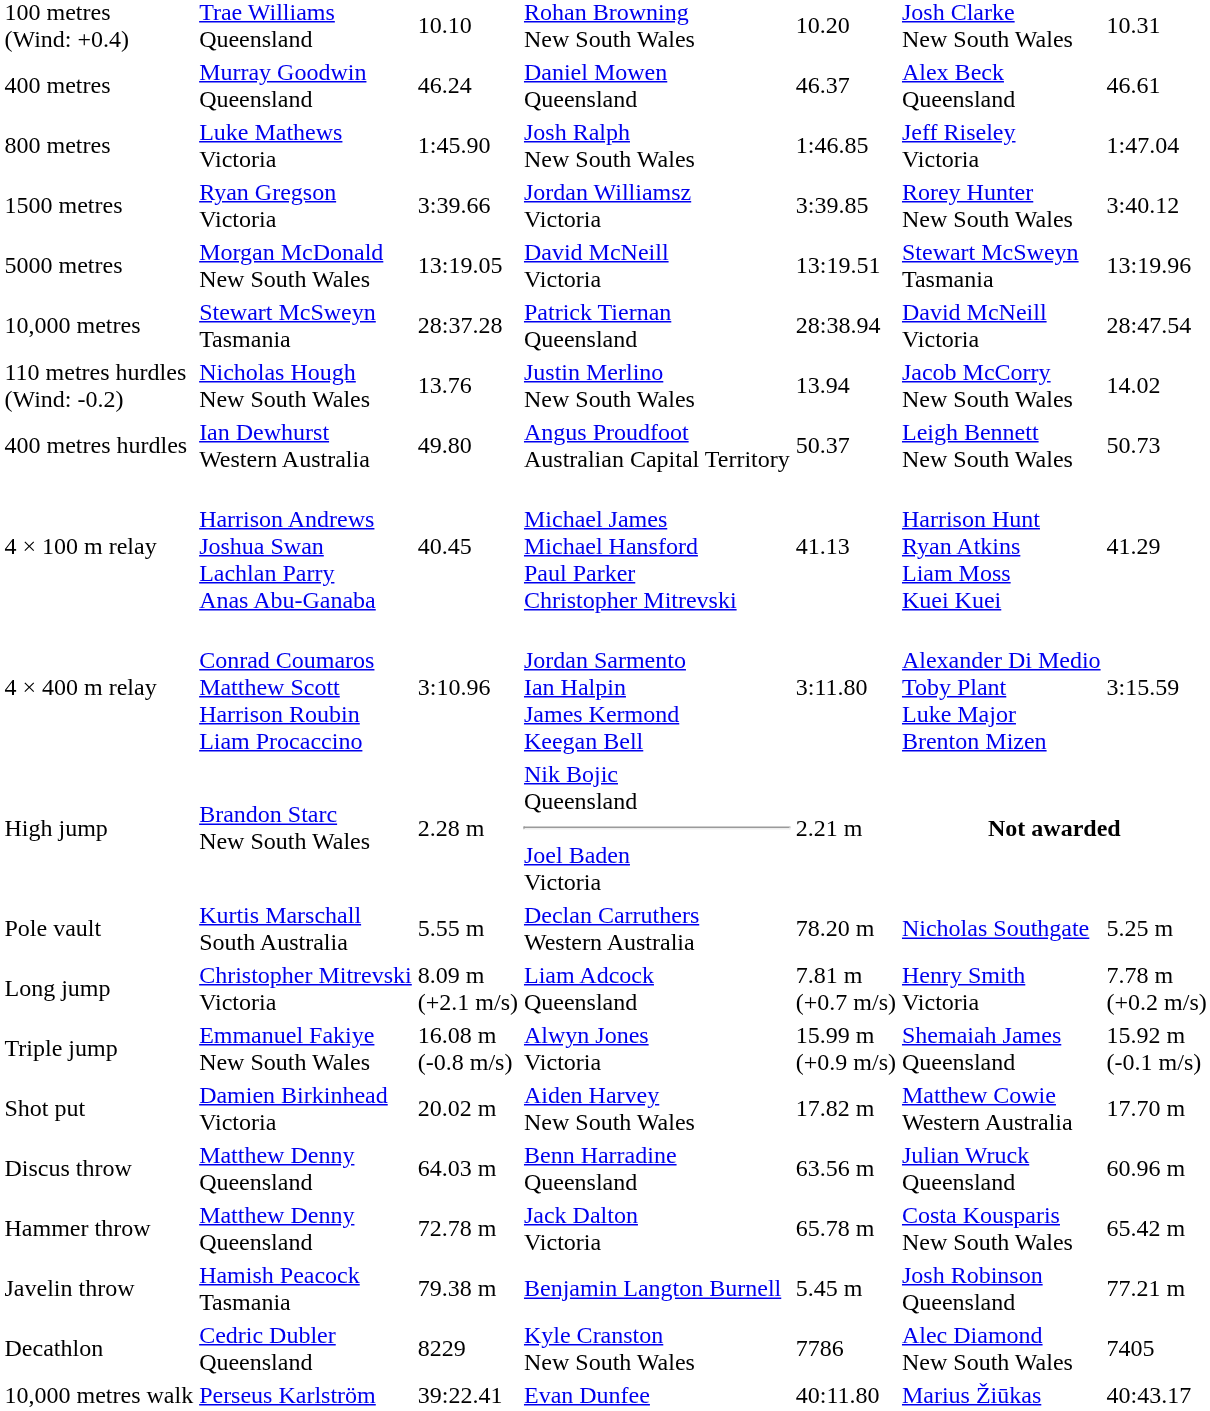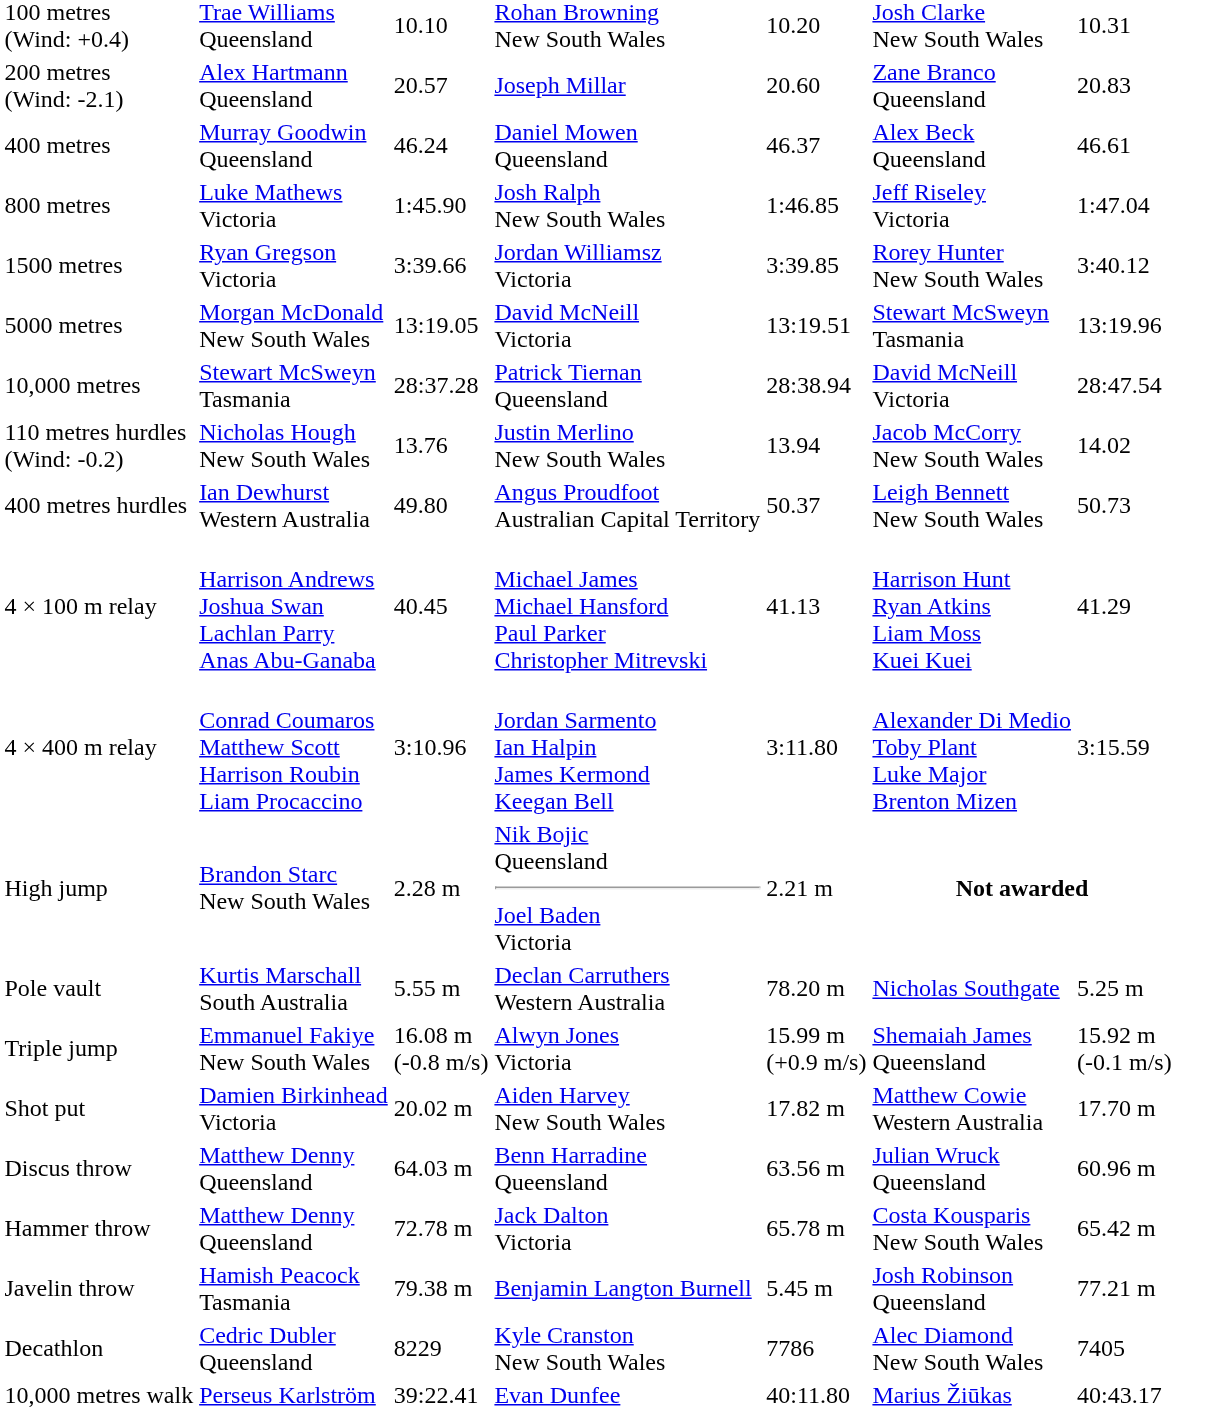+ row: (64, 85)
- row: (58, 988)
